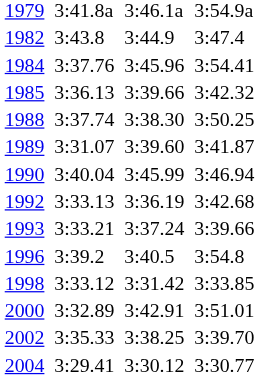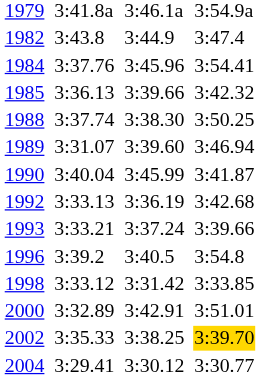(224, 147) 3:41.87 -> (224, 147) 3:46.94
(224, 174) 3:46.94 -> (224, 174) 3:41.87
(224, 338) no background -> (224, 338) gold background
